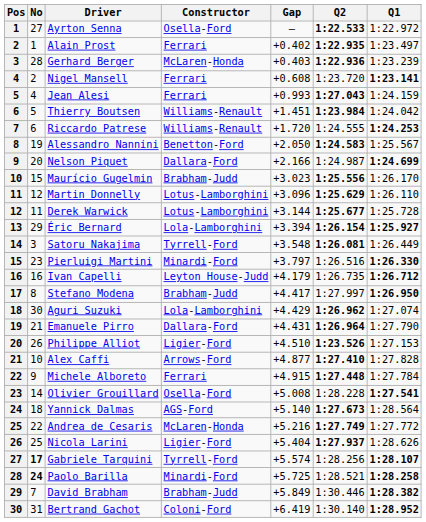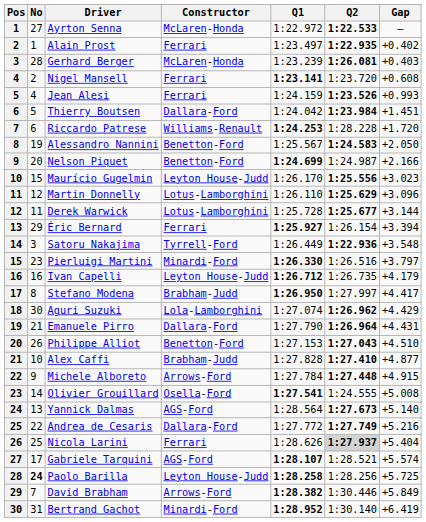columns swapped: (394, 13) <-> (292, 13)
(197, 30) Osella-Ford -> (204, 30) McLaren-Honda
(340, 63) 1:22.936 -> (352, 63) 1:26.081
(340, 96) 1:27.043 -> (352, 96) 1:23.526
(213, 112) Williams-Renault -> (201, 112) Dallara-Ford
(340, 129) 1:24.555 -> (352, 129) 1:28.228
(201, 162) Dallara-Ford -> (204, 162) Benetton-Ford
(201, 179) Brabham-Judd -> (216, 179) Leyton House-Judd
(213, 228) Lola-Lamborghini -> (185, 228) Ferrari
(340, 228) bold -> (352, 228) normal
(340, 245) 1:26.081 -> (352, 245) 1:22.936
(197, 344) Ligier-Ford -> (204, 344) Benetton-Ford
(340, 344) 1:23.526 -> (352, 344) 1:27.043
(197, 361) Arrows-Ford -> (201, 361) Brabham-Judd
(185, 377) Ferrari -> (197, 377) Arrows-Ford
(340, 394) 1:28.228 -> (352, 394) 1:24.555
(36, 410) 18 -> (36, 410) 13
(204, 427) McLaren-Honda -> (201, 427) Dallara-Ford
(197, 443) Ligier-Ford -> (185, 443) Ferrari
(340, 443) no background -> (352, 443) lightgrey background
(36, 460) bold -> (36, 460) normal
(201, 460) Tyrrell-Ford -> (188, 460) AGS-Ford
(340, 460) 1:28.256 -> (352, 460) 1:28.521
(201, 476) Minardi-Ford -> (216, 476) Leyton House-Judd
(340, 476) 1:28.521 -> (352, 476) 1:28.256
(201, 493) Brabham-Judd -> (197, 493) Arrows-Ford
(197, 509) Coloni-Ford -> (201, 509) Minardi-Ford
